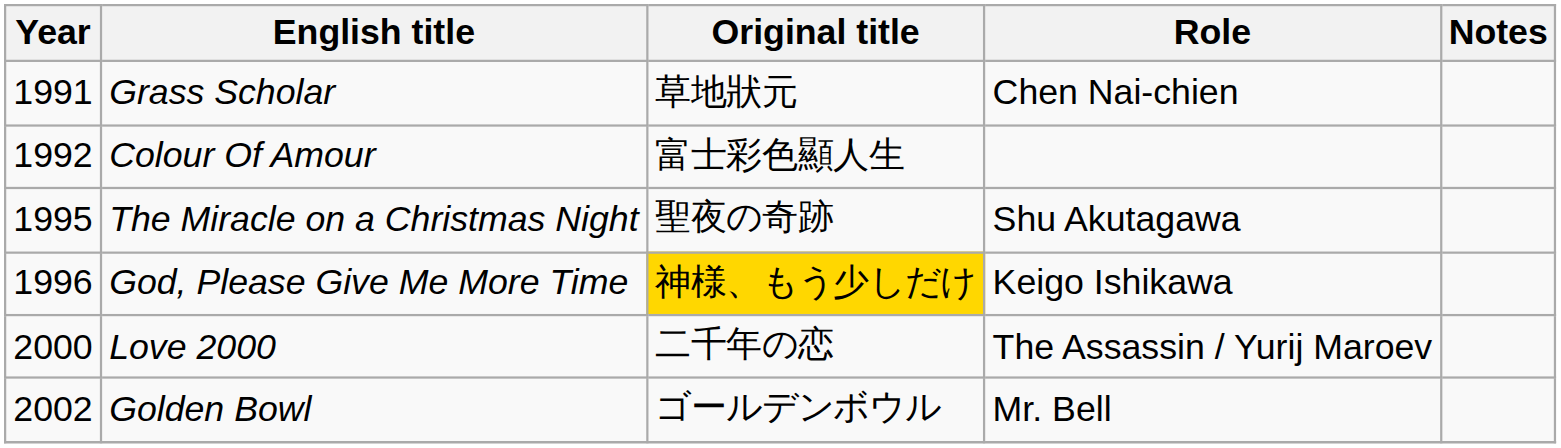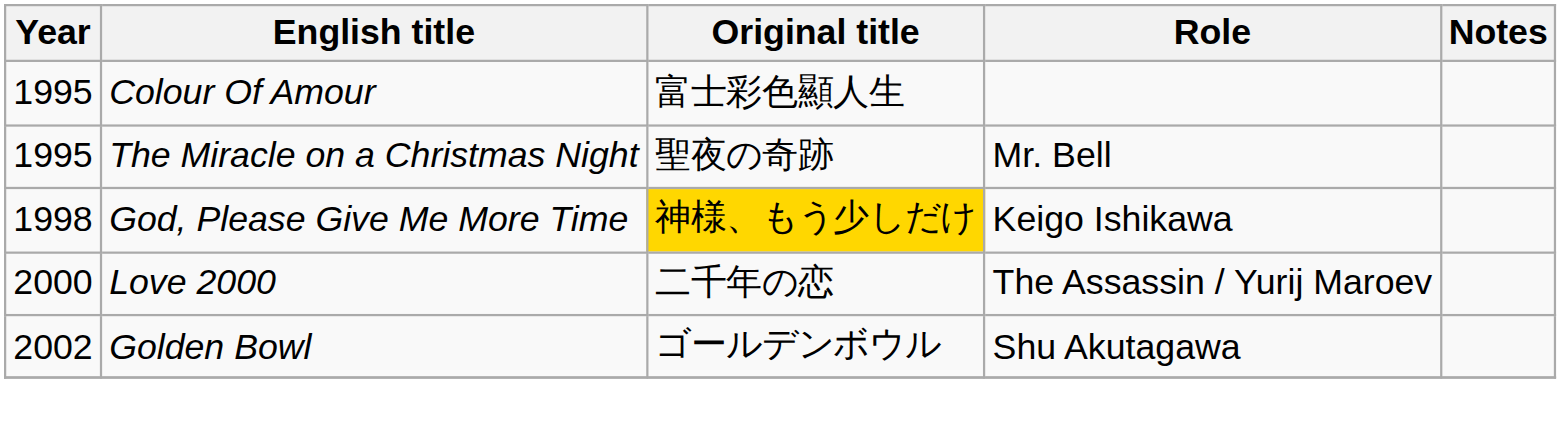- row: (222, 92)
(53, 156) 1992 -> (53, 92) 1995
(1117, 219) Shu Akutagawa -> (1052, 156) Mr. Bell
(53, 282) 1996 -> (53, 219) 1998
(1052, 409) Mr. Bell -> (1117, 345) Shu Akutagawa
